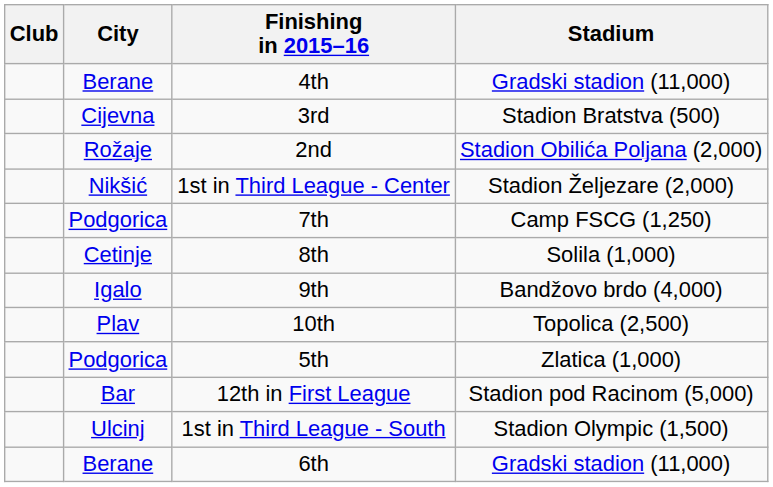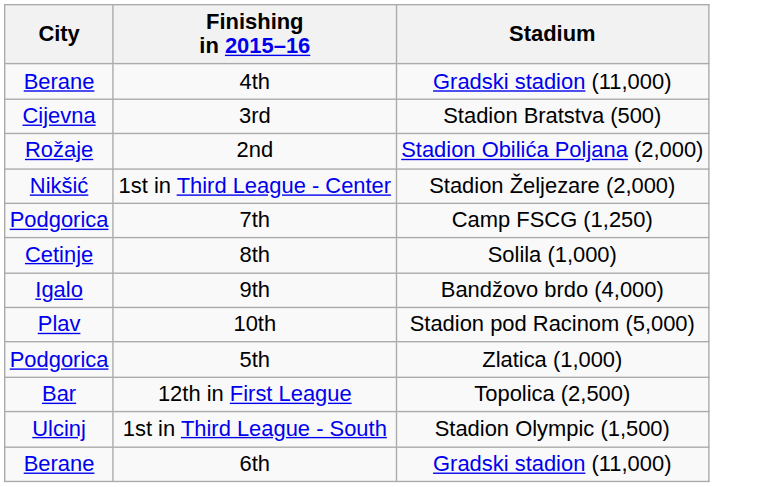- column: (34, 34)
(611, 324) Topolica (2,500) -> (552, 324) Stadion pod Racinom (5,000)
(611, 394) Stadion pod Racinom (5,000) -> (552, 394) Topolica (2,500)
